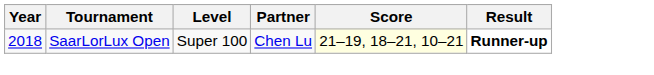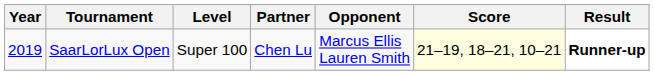+ column: (365, 17)
(25, 41) 2018 -> (25, 50) 2019
